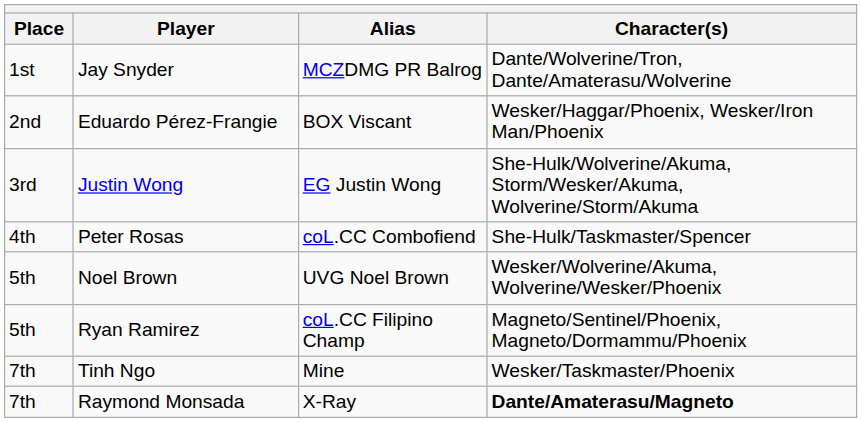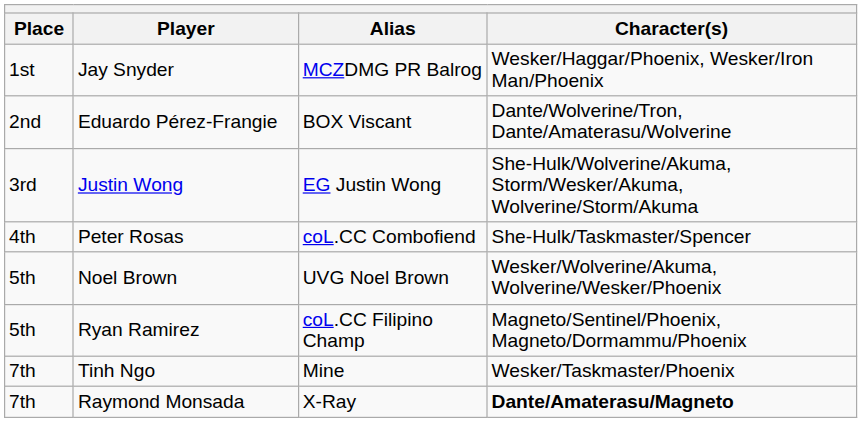(611, 69) Dante/Wolverine/Tron, Dante/Amaterasu/Wolverine -> (652, 69) Wesker/Haggar/Phoenix, Wesker/Iron Man/Phoenix
(652, 121) Wesker/Haggar/Phoenix, Wesker/Iron Man/Phoenix -> (611, 121) Dante/Wolverine/Tron, Dante/Amaterasu/Wolverine
